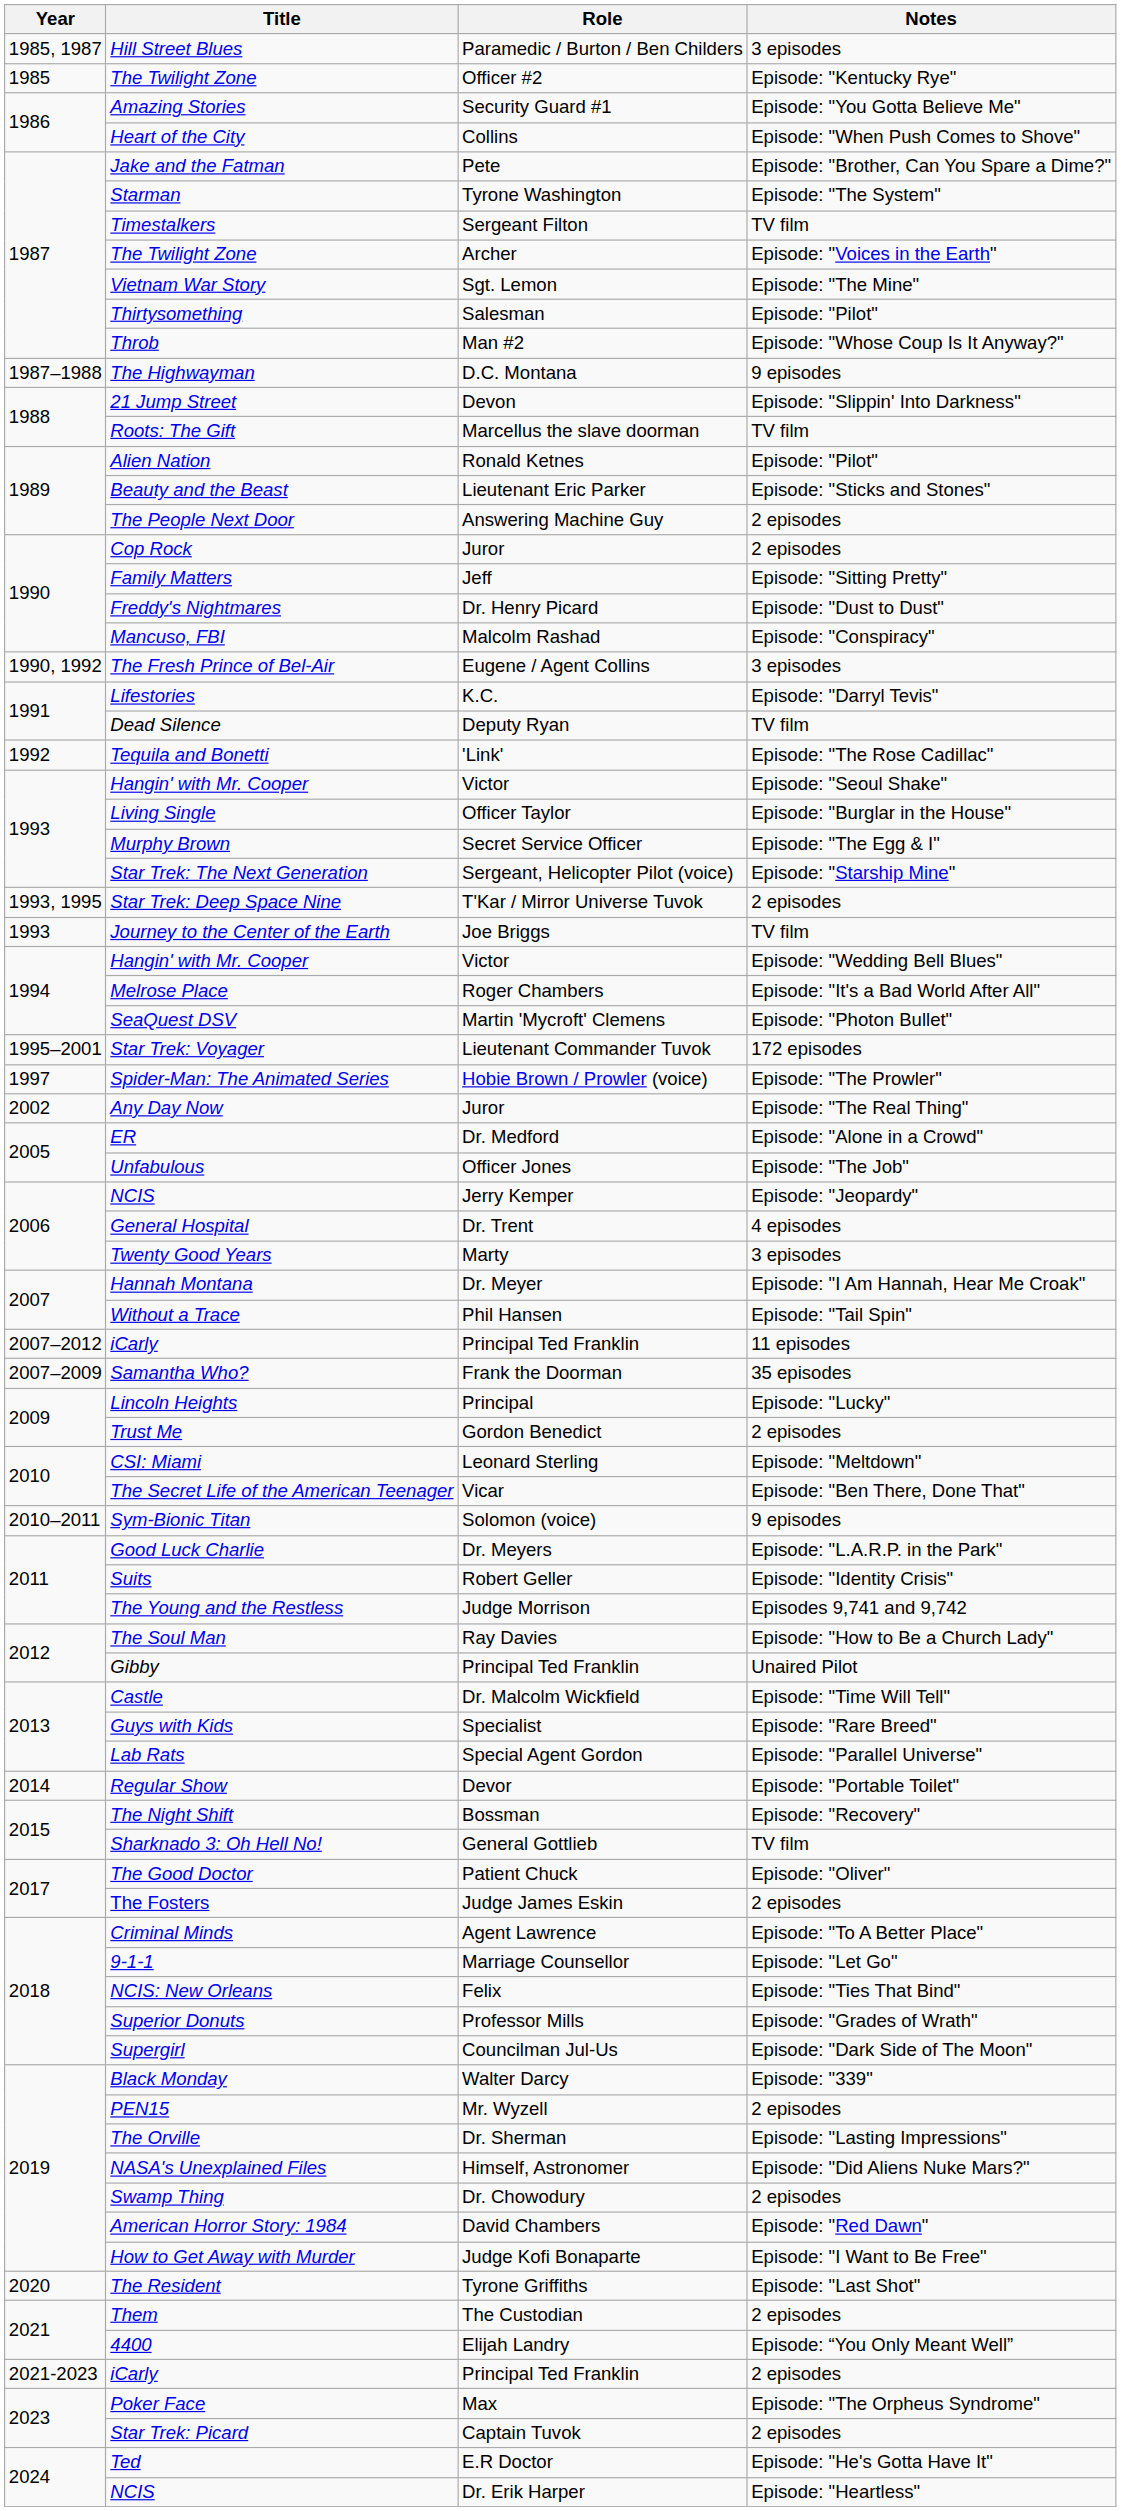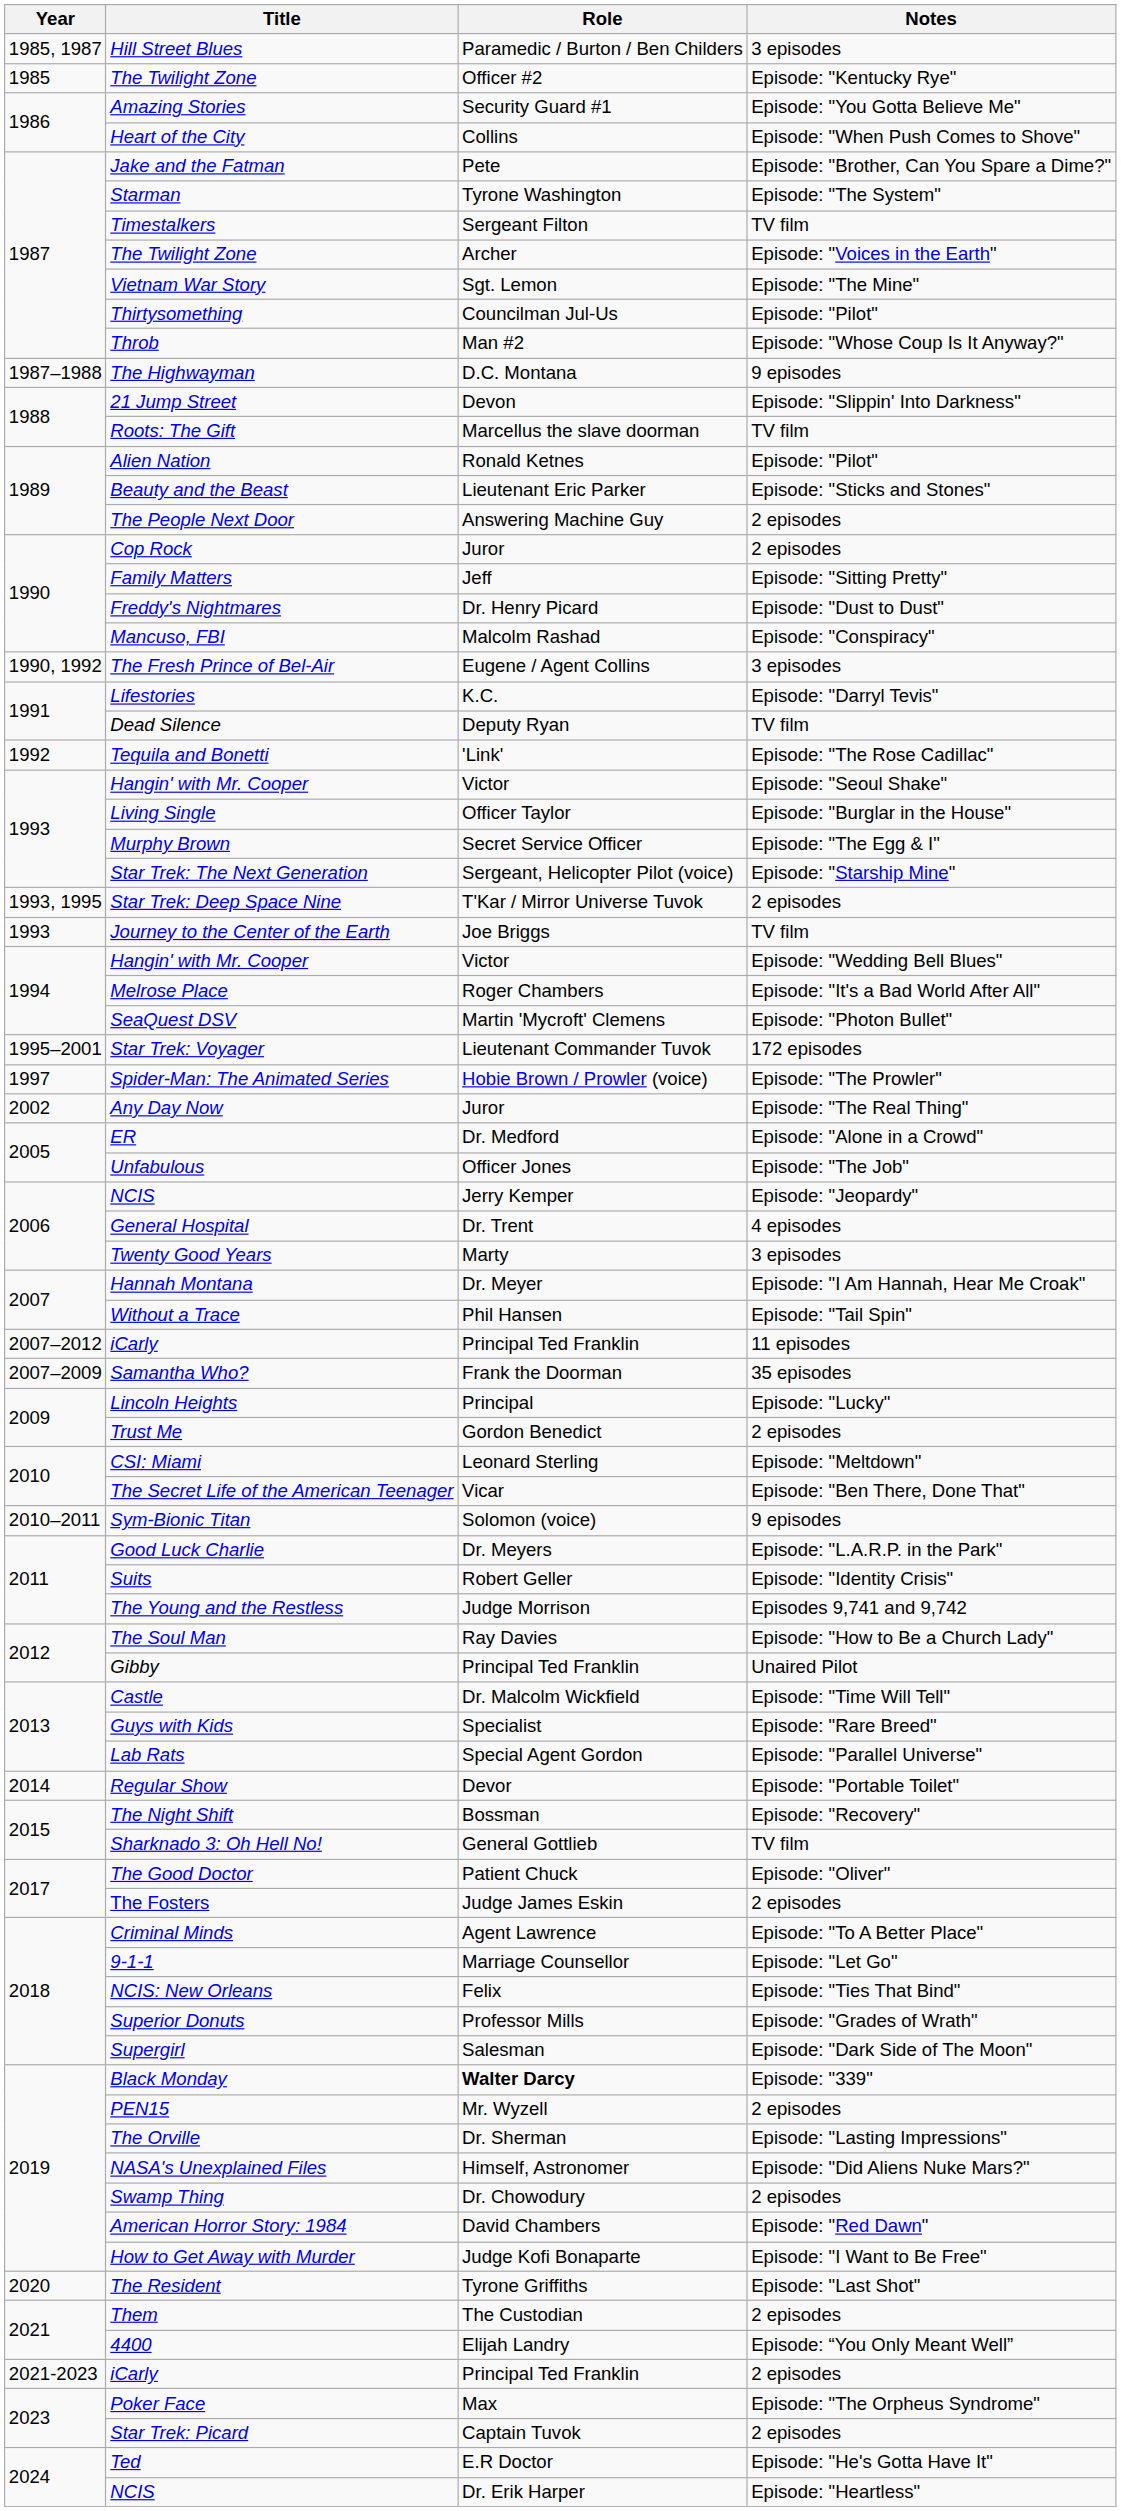(503, 313) Salesman -> (540, 313) Councilman Jul-Us
(540, 2050) Councilman Jul-Us -> (503, 2050) Salesman
(515, 2079) normal -> (518, 2079) bold
